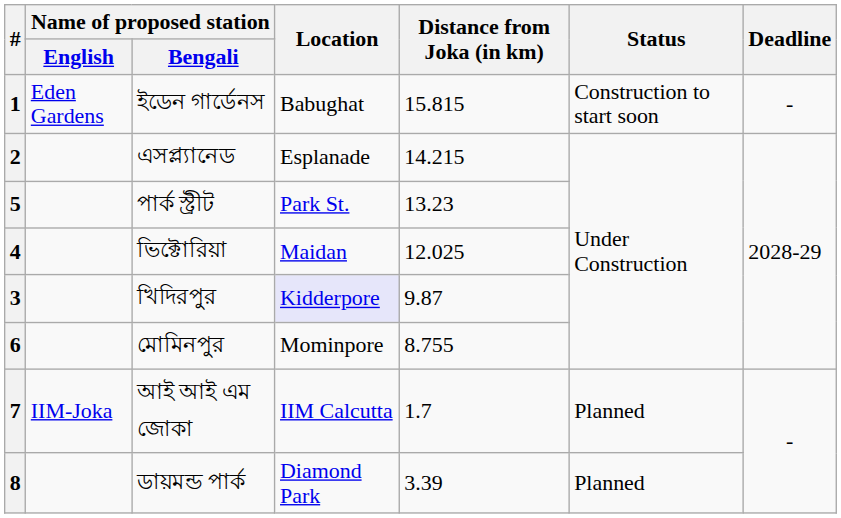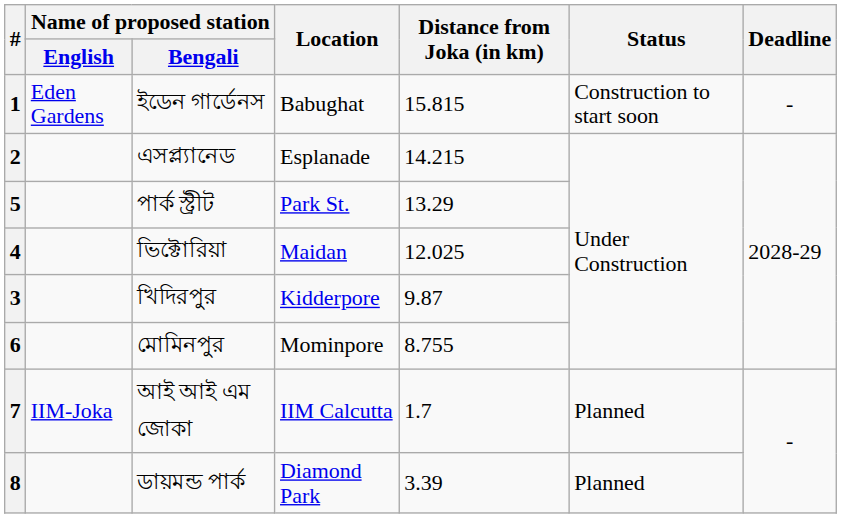(429, 204) 13.23 -> (429, 204) 13.29
(330, 298) lavender background -> (330, 298) no background
